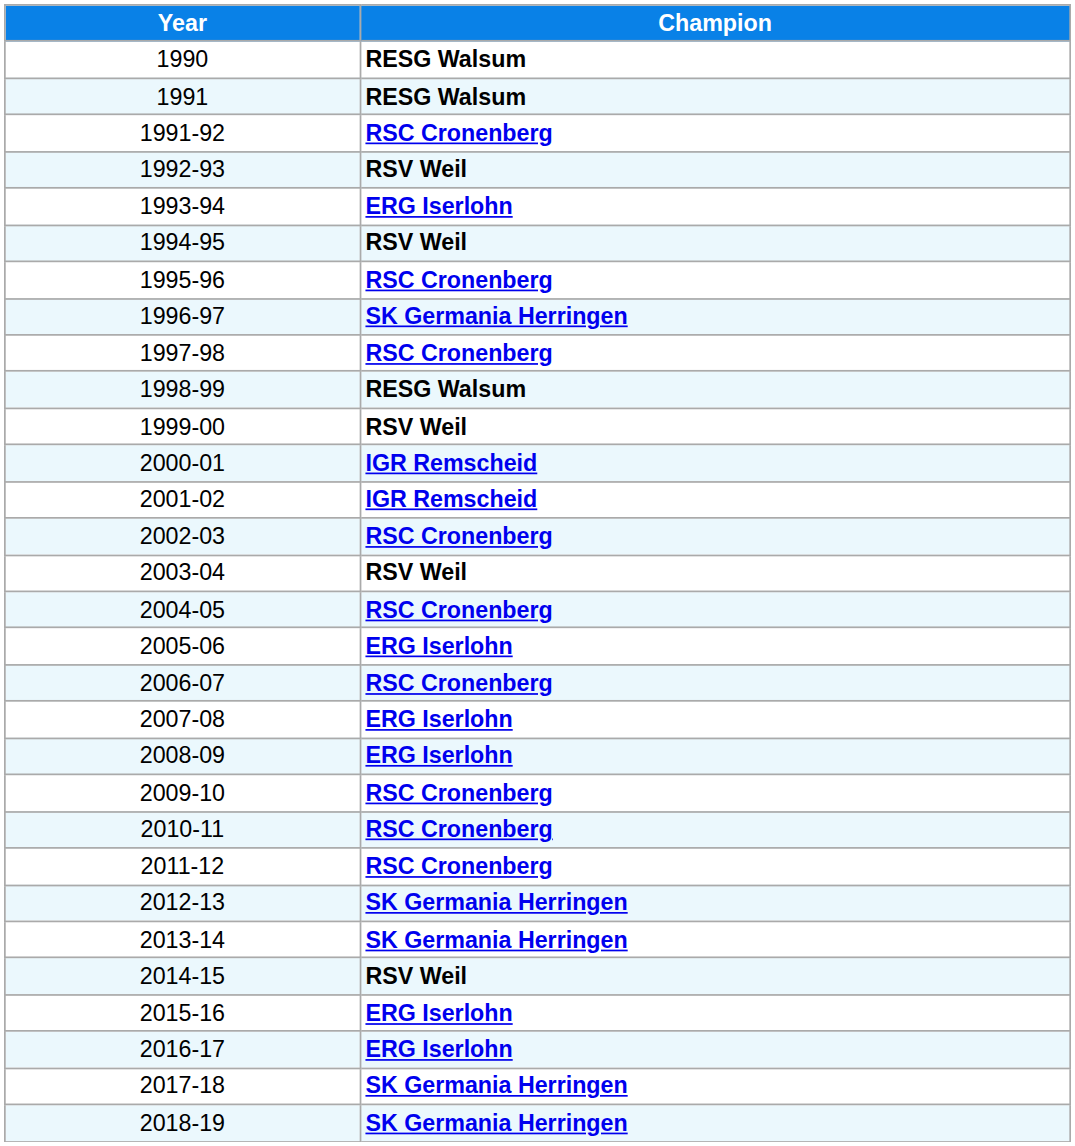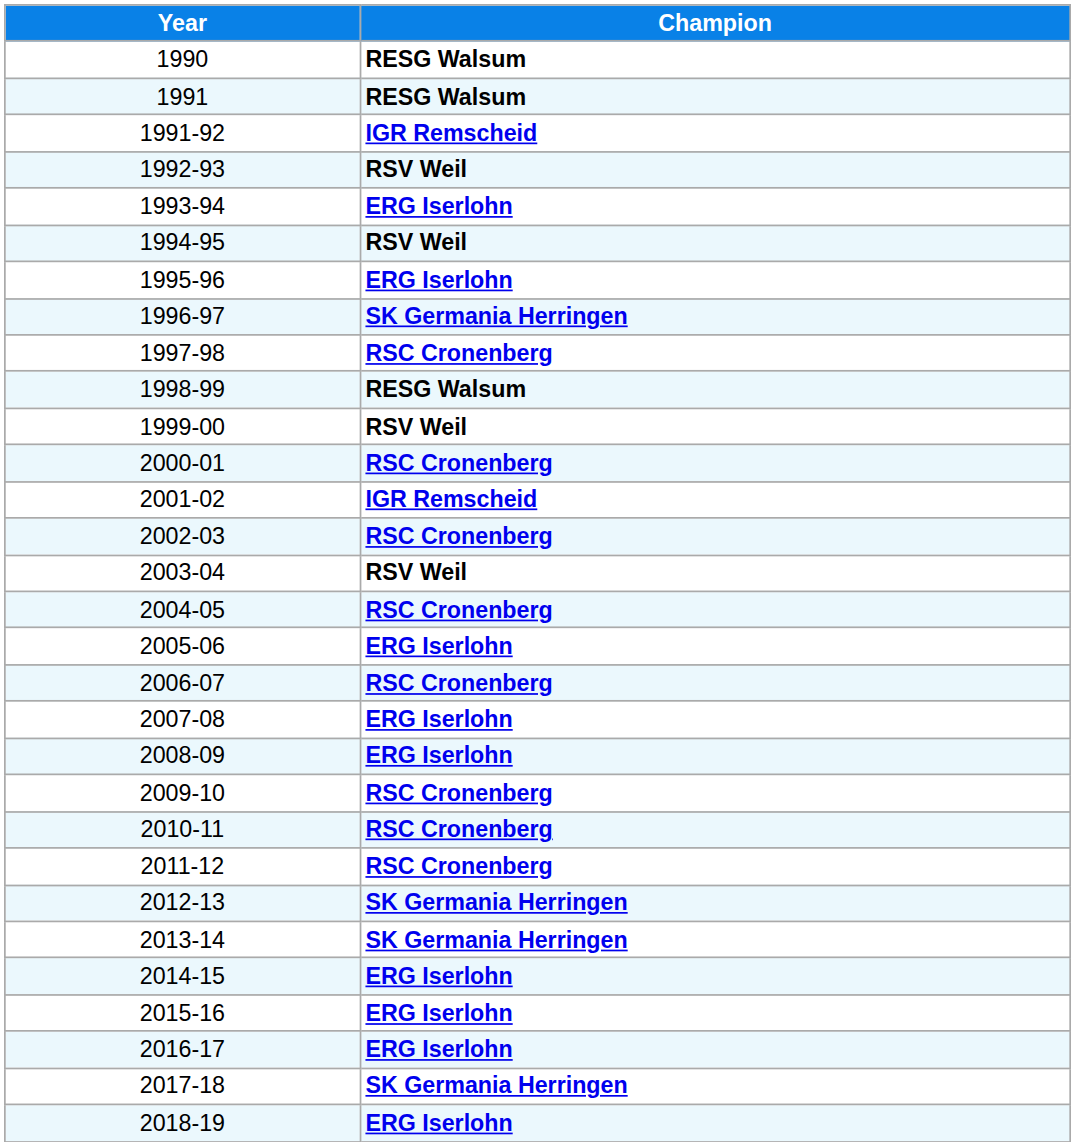(459, 133) RSC Cronenberg -> (451, 133) IGR Remscheid
(459, 279) RSC Cronenberg -> (439, 279) ERG Iserlohn
(451, 463) IGR Remscheid -> (459, 463) RSC Cronenberg
(416, 976) RSV Weil -> (439, 976) ERG Iserlohn
(497, 1123) SK Germania Herringen -> (439, 1123) ERG Iserlohn
